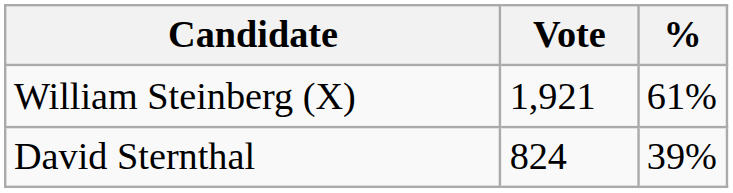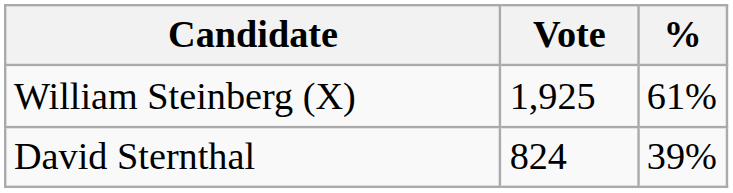(553, 95) 1,921 -> (553, 95) 1,925
